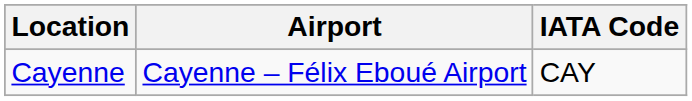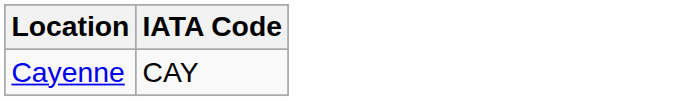- column: (335, 26)
